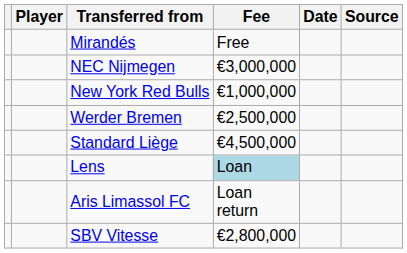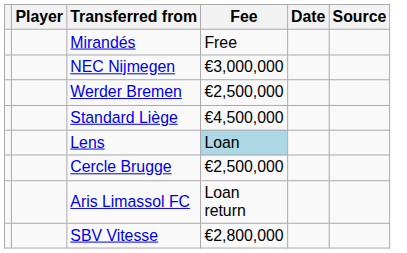- row: (140, 92)
+ row: (121, 167)
